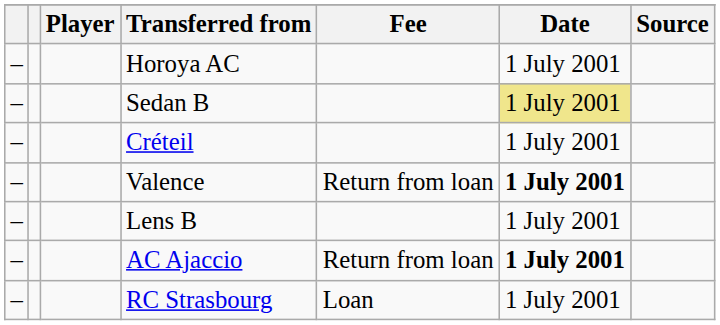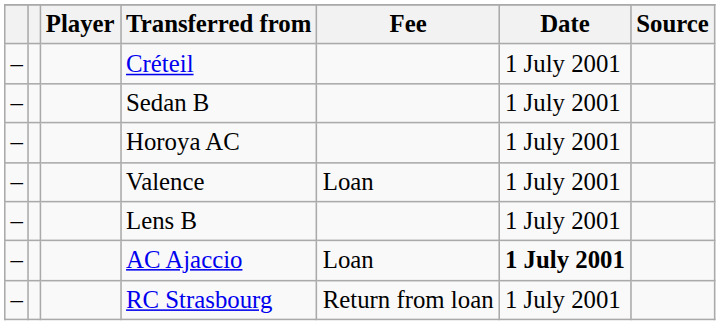rows swapped: (183, 63) <-> (160, 142)
(563, 102) khaki background -> (563, 102) no background
(408, 181) Return from loan -> (348, 181) Loan
(565, 181) bold -> (563, 181) normal
(408, 260) Return from loan -> (348, 260) Loan
(348, 299) Loan -> (408, 299) Return from loan
